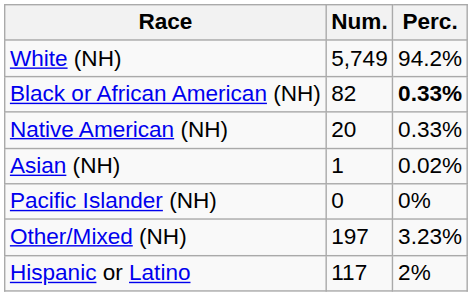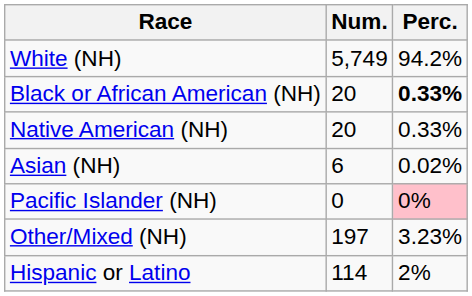(344, 93) 82 -> (344, 93) 20
(338, 165) 1 -> (338, 165) 6
(414, 201) no background -> (414, 201) pink background
(349, 272) 117 -> (349, 272) 114
